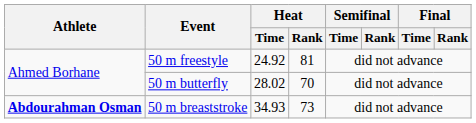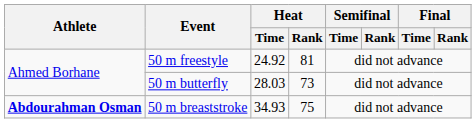(270, 84) 28.02 -> (270, 84) 28.03
(307, 84) 70 -> (307, 84) 73
(307, 107) 73 -> (307, 107) 75
